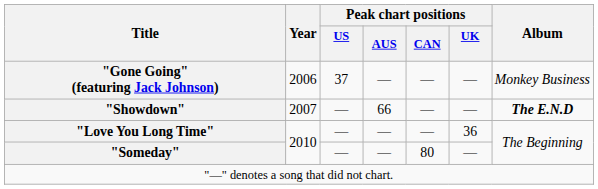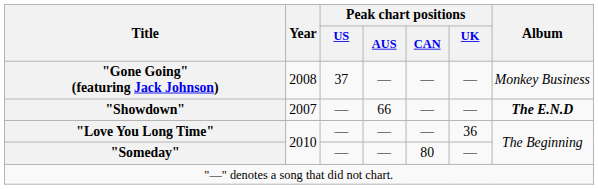(303, 80) 2006 -> (303, 80) 2008
